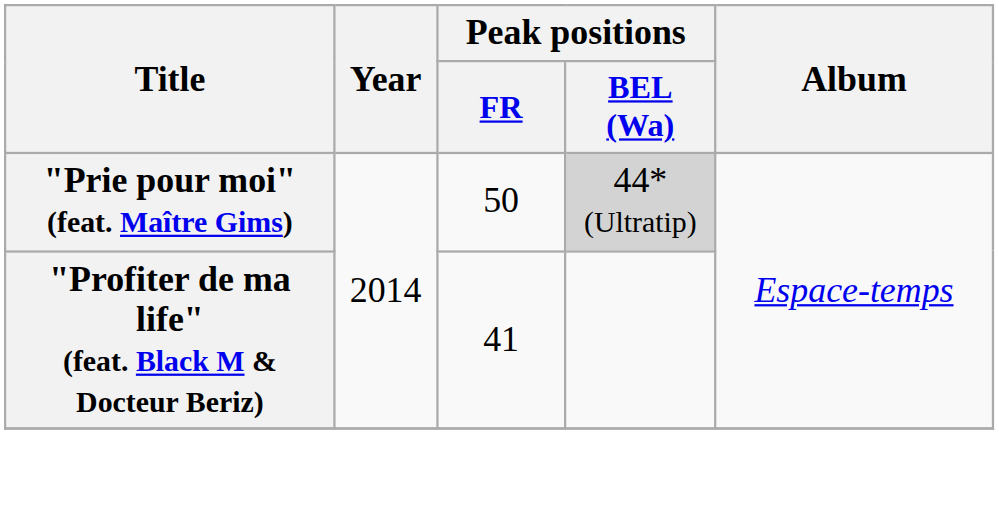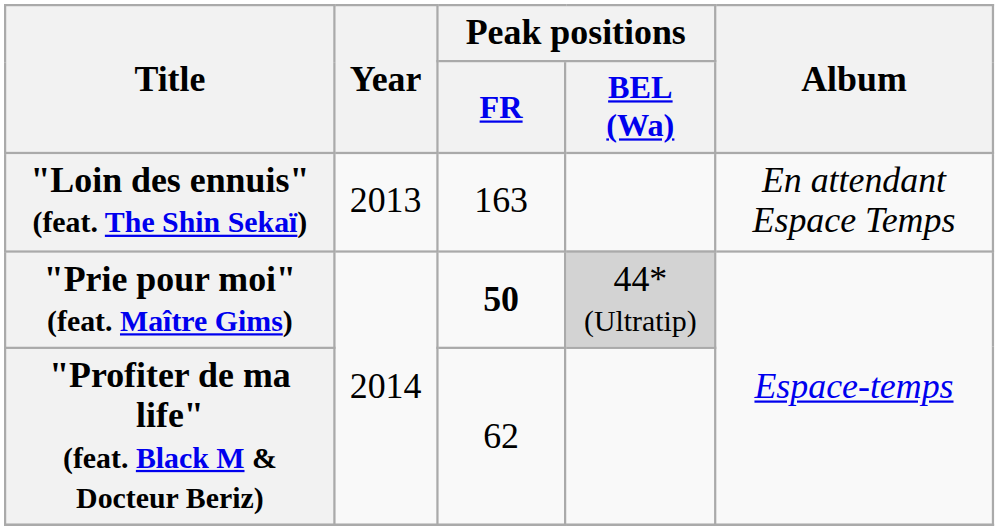+ row: (170, 201)
(501, 201) normal -> (501, 298) bold
(501, 338) 41 -> (501, 435) 62
